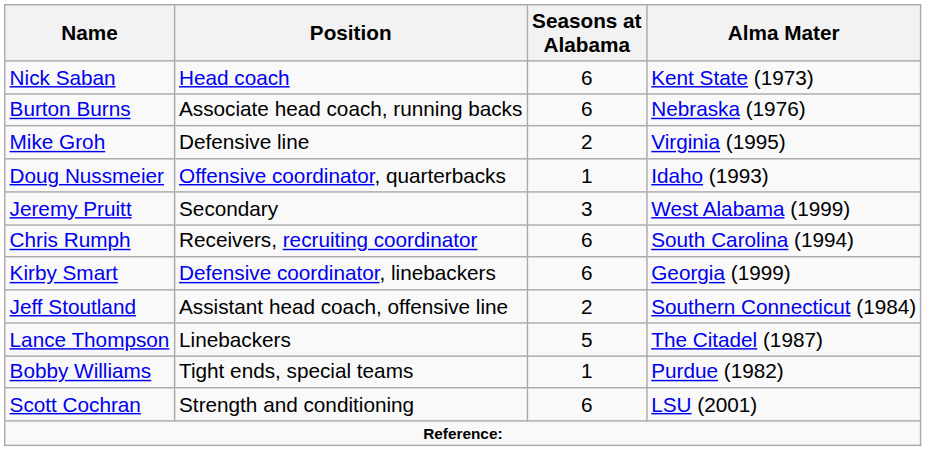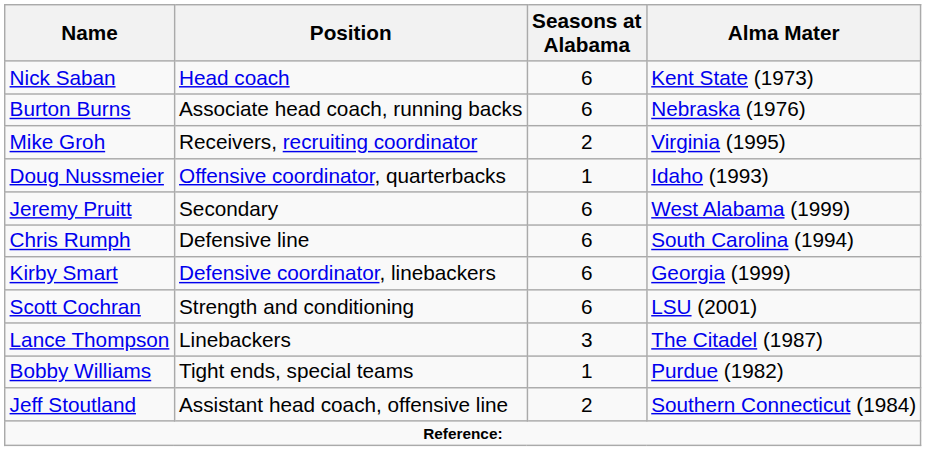(244, 143) Defensive line -> (328, 143) Receivers, recruiting coordinator
(587, 208) 3 -> (587, 208) 6
(328, 241) Receivers, recruiting coordinator -> (244, 241) Defensive line
rows swapped: (73, 307) <-> (75, 405)
(587, 339) 5 -> (587, 339) 3
